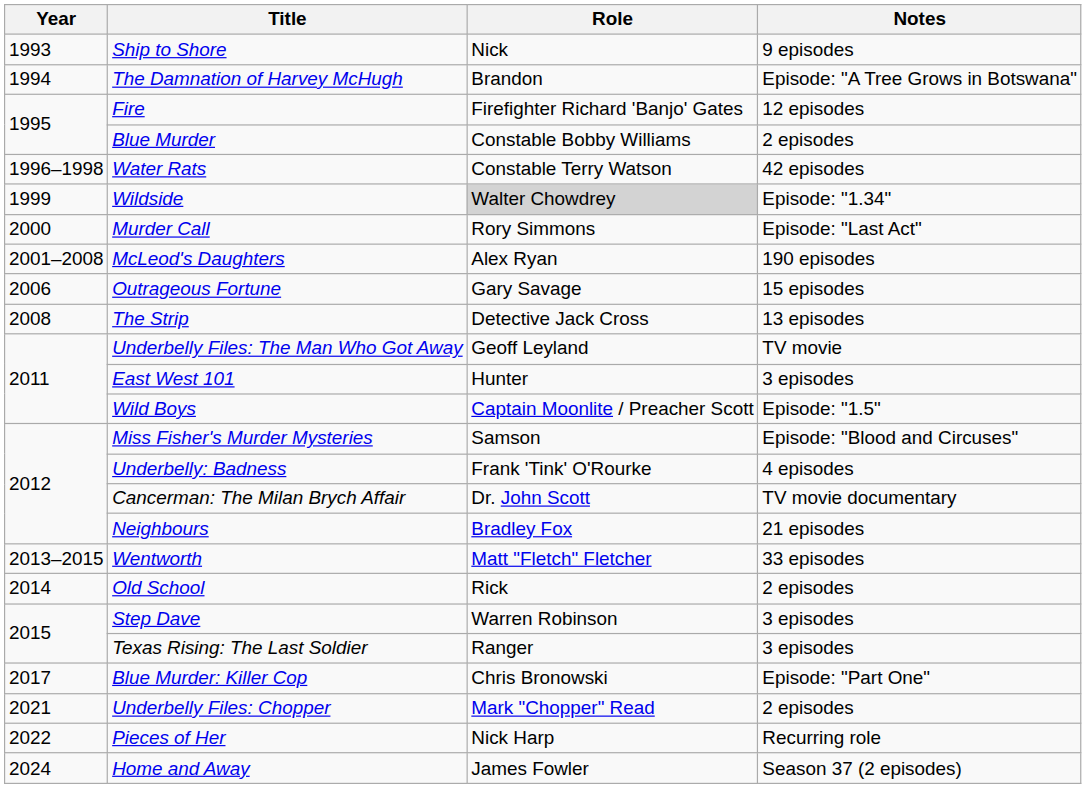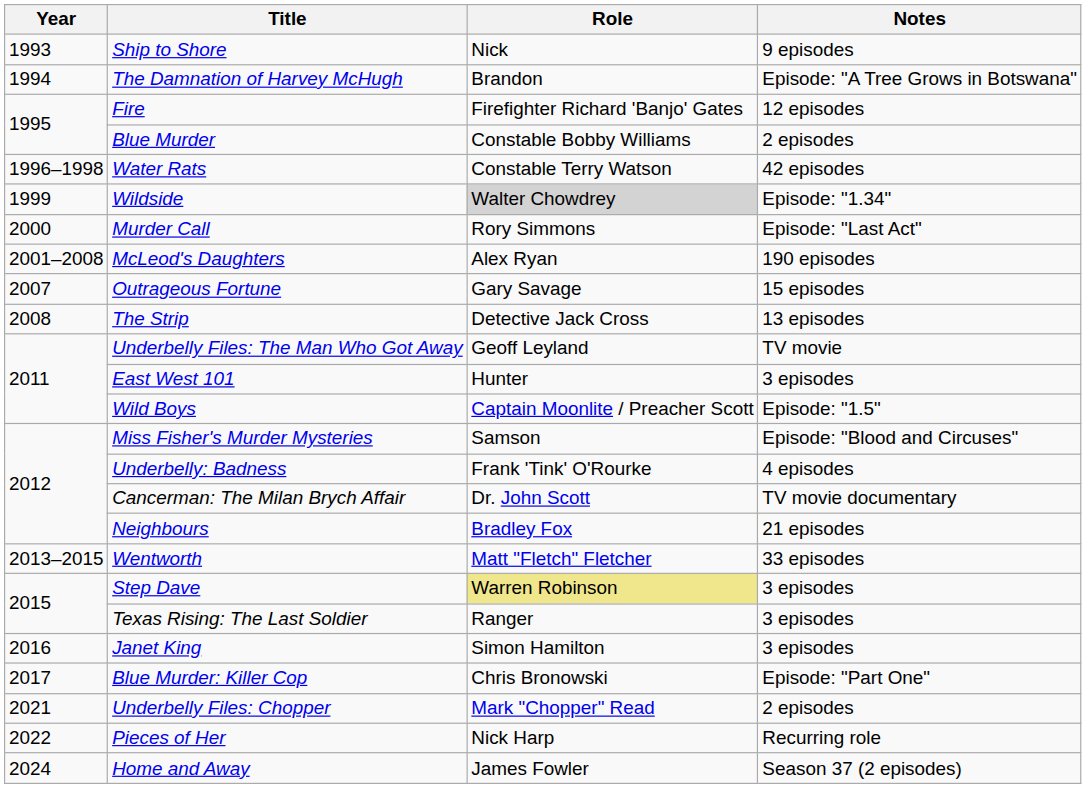(30, 288) 2006 -> (30, 288) 2007
- row: (158, 588)
(544, 618) no background -> (544, 588) khaki background
+ row: (157, 648)
